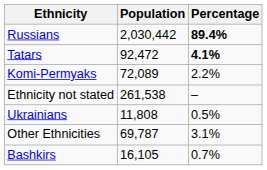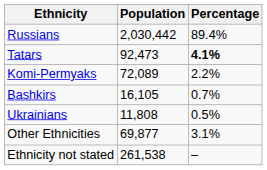(209, 34) bold -> (209, 34) normal
(139, 54) 92,472 -> (139, 54) 92,473
rows swapped: (32, 154) <-> (61, 94)
(139, 134) 69,787 -> (139, 134) 69,877
